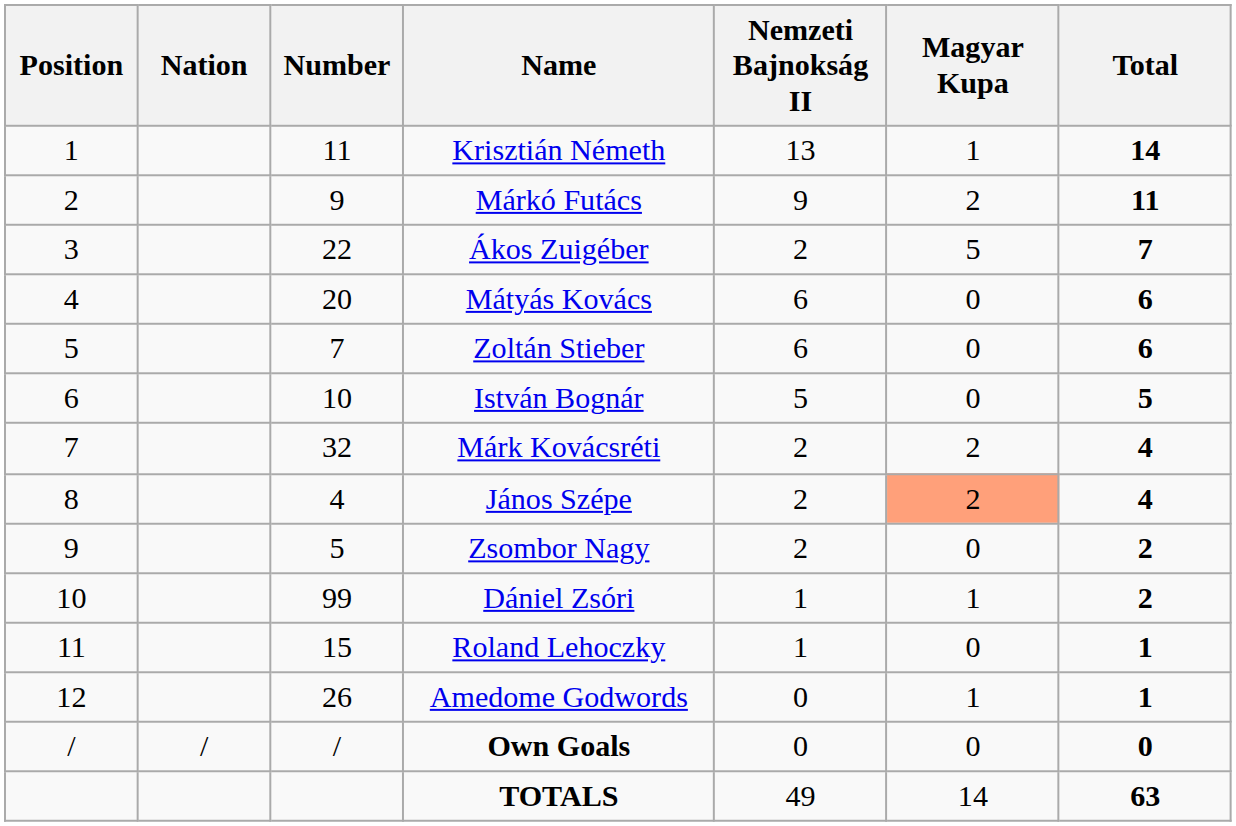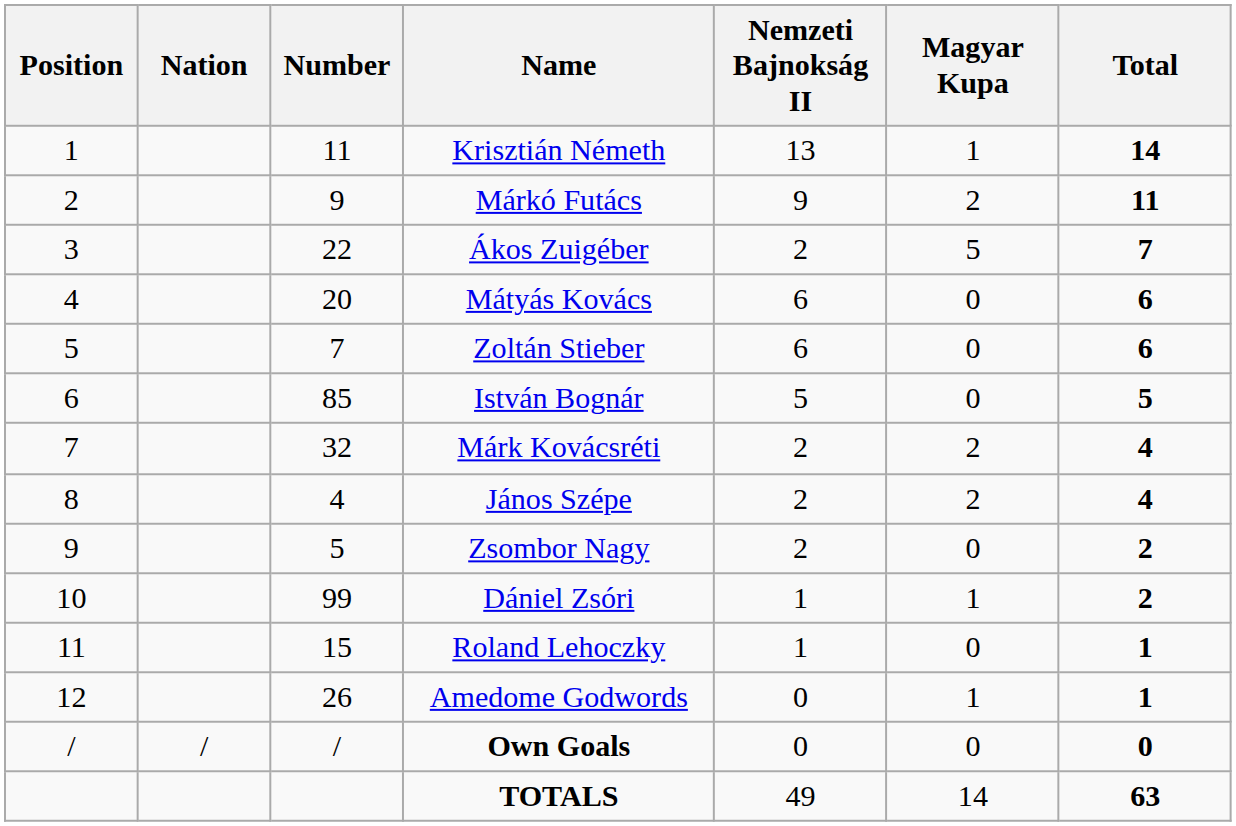(337, 398) 10 -> (337, 398) 85
(973, 497) lightsalmon background -> (973, 497) no background
